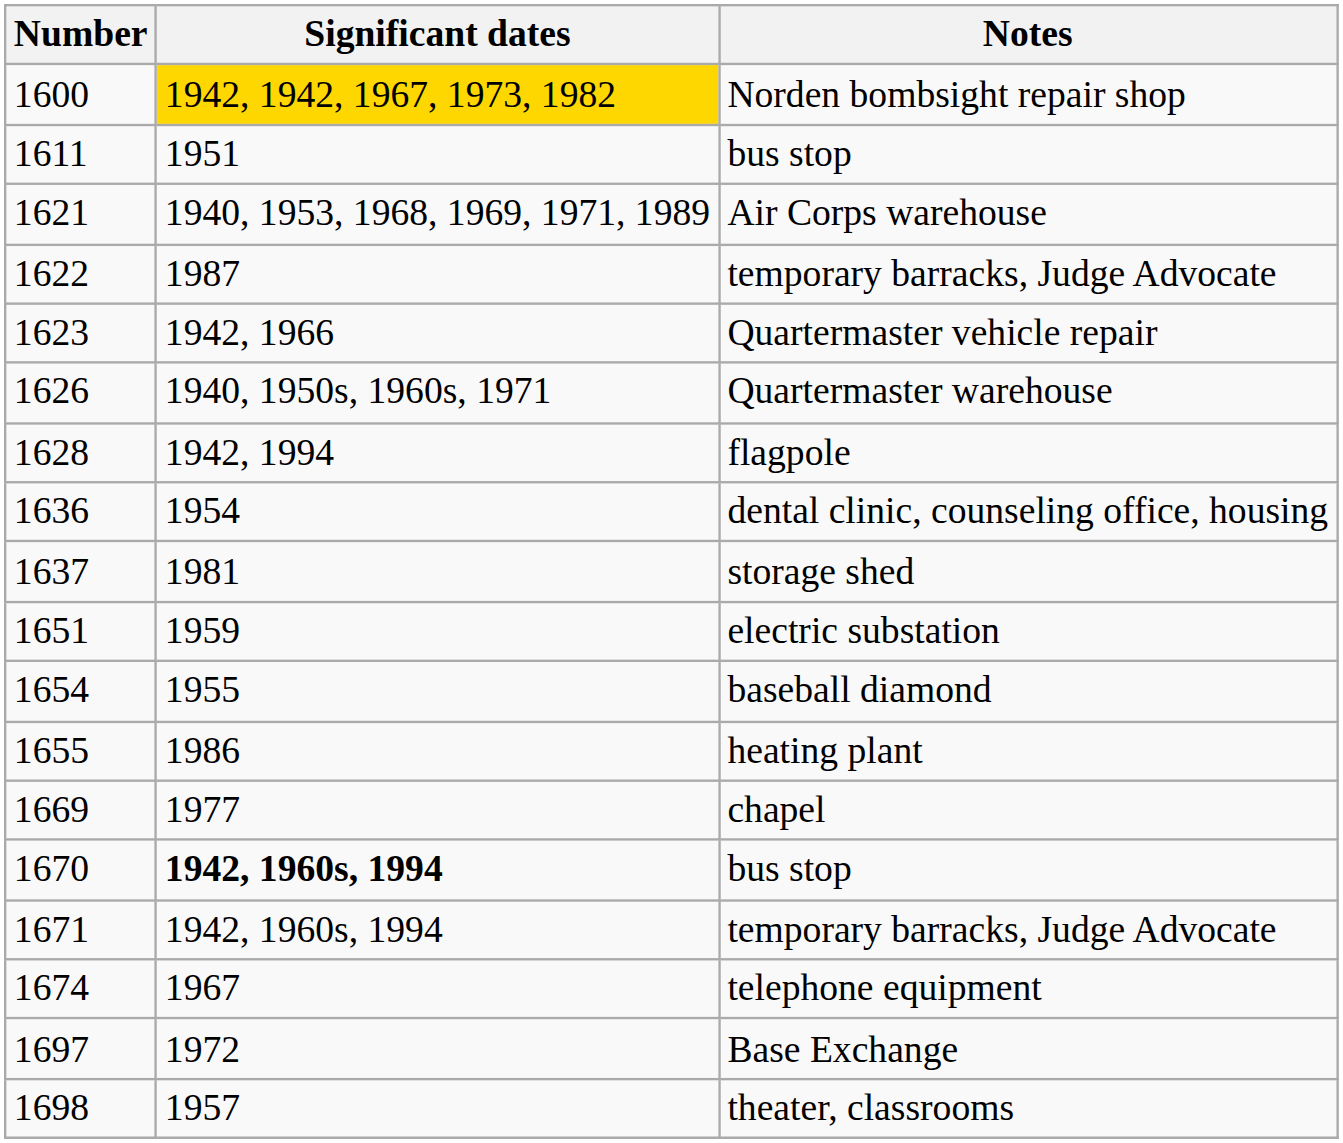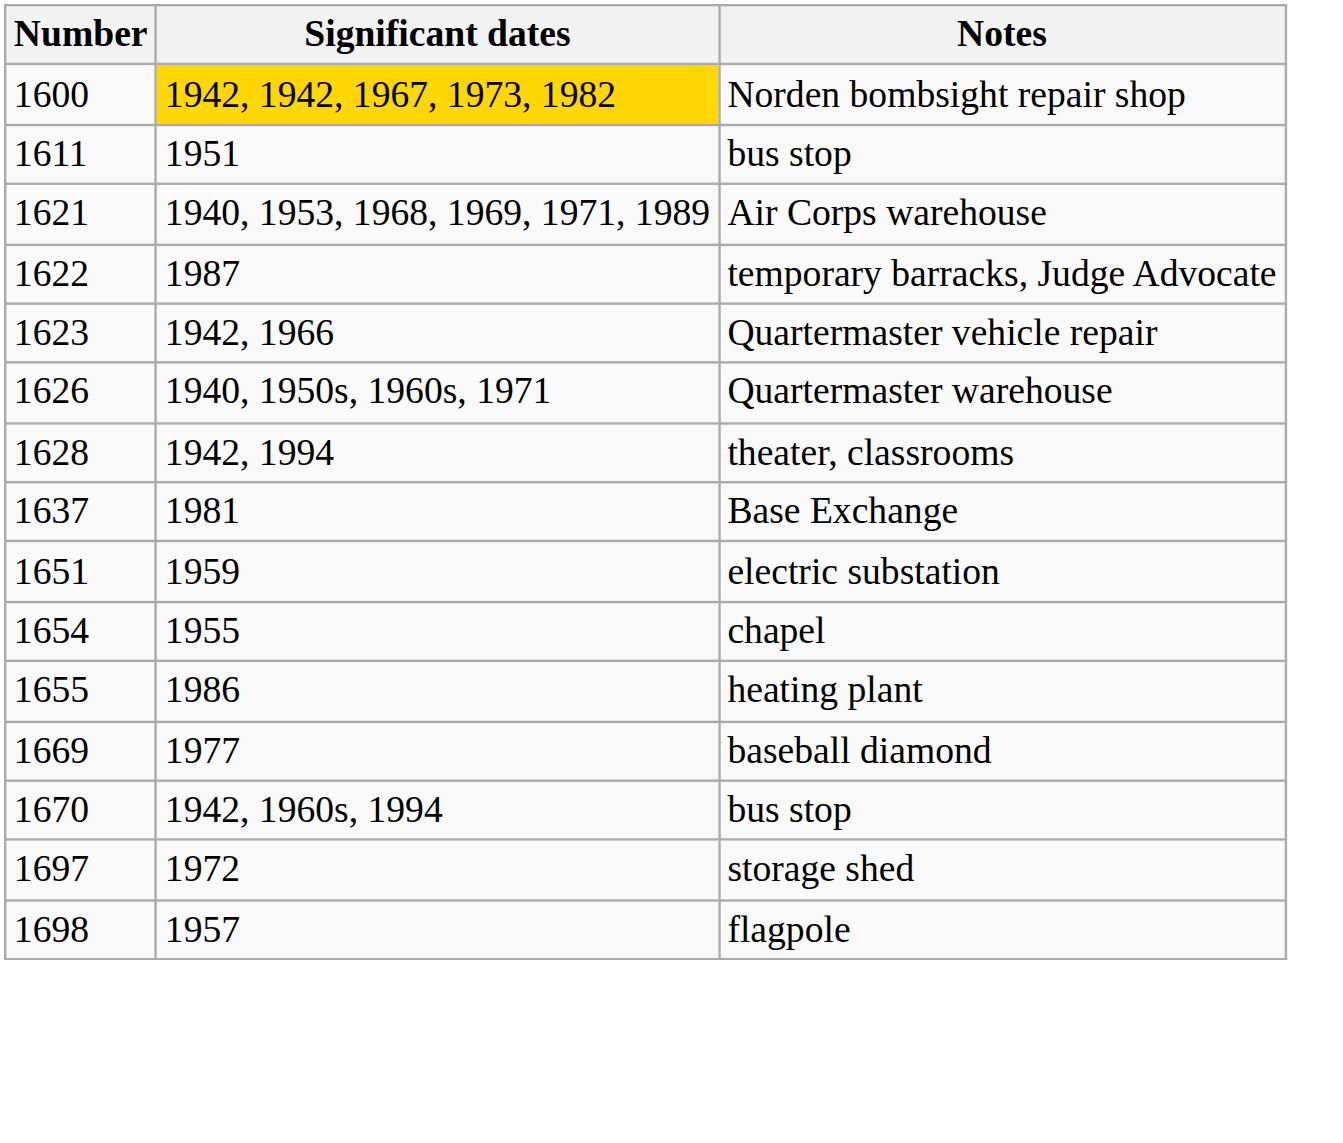(789, 451) flagpole -> (871, 451) theater, classrooms
- row: (51, 511)
(821, 570) storage shed -> (843, 511) Base Exchange
(859, 690) baseball diamond -> (776, 630) chapel
(776, 809) chapel -> (859, 749) baseball diamond
(304, 869) bold -> (304, 809) normal
- row: (51, 928)
- row: (51, 988)
(843, 1048) Base Exchange -> (821, 869) storage shed
(871, 1107) theater, classrooms -> (789, 928) flagpole
